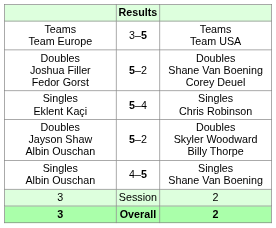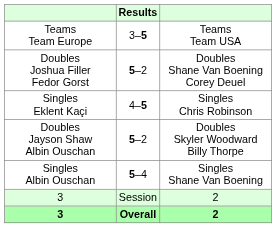(138, 105) 5–4 -> (138, 105) 4–5
(138, 175) 4–5 -> (138, 175) 5–4
